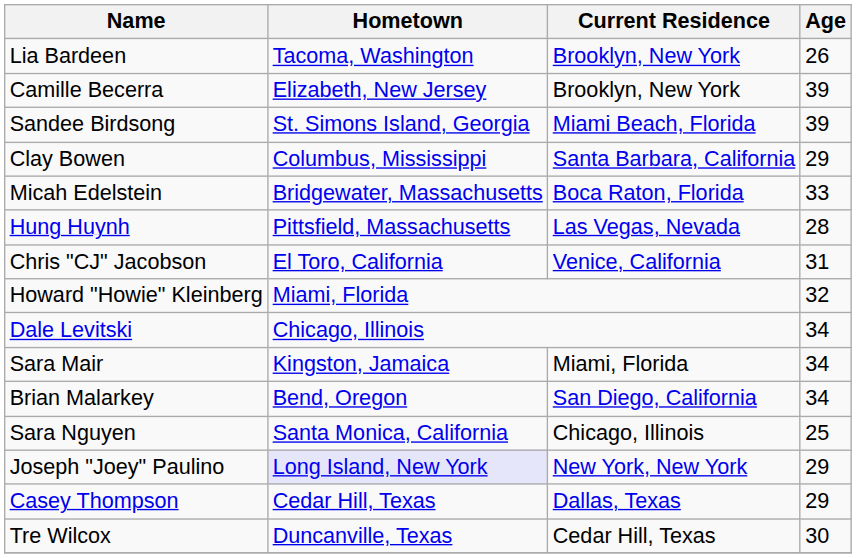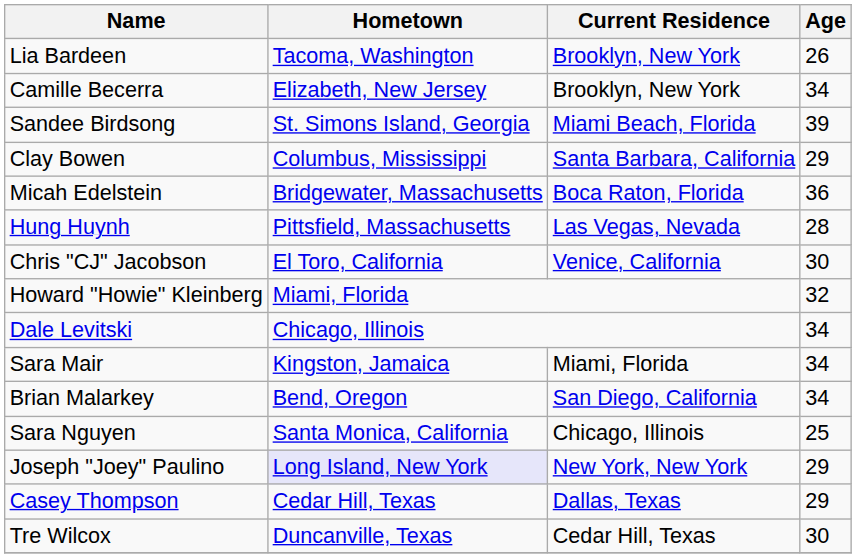(817, 90) 39 -> (817, 90) 34
(817, 192) 33 -> (817, 192) 36
(817, 261) 31 -> (817, 261) 30
